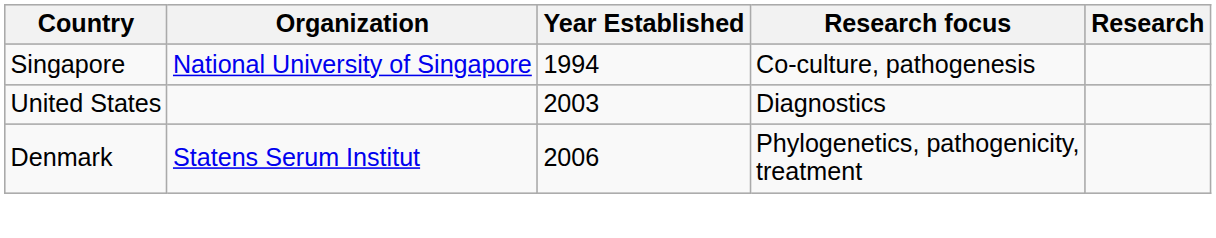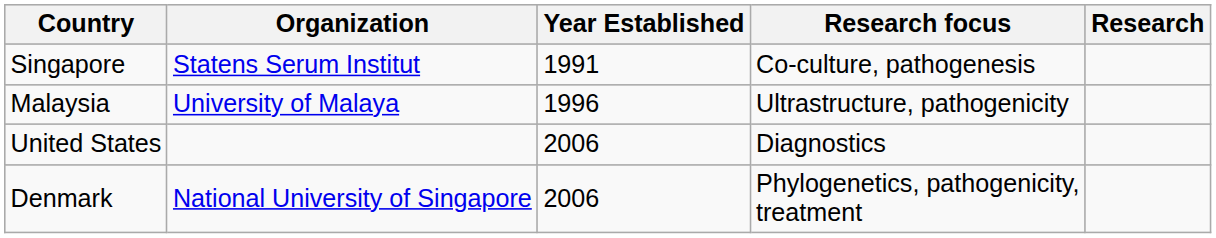(352, 64) National University of Singapore -> (297, 64) Statens Serum Institut
(571, 64) 1994 -> (571, 64) 1991
+ row: (60, 104)
(571, 104) 2003 -> (571, 143) 2006
(297, 158) Statens Serum Institut -> (352, 197) National University of Singapore
